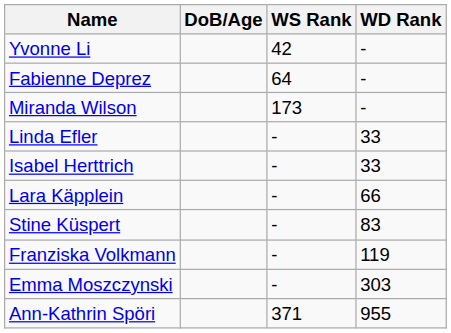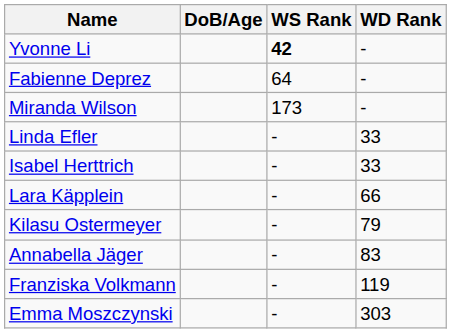(282, 49) normal -> (282, 49) bold
+ row: (85, 225)
+ row: (76, 254)
- row: (65, 225)
- row: (82, 313)
